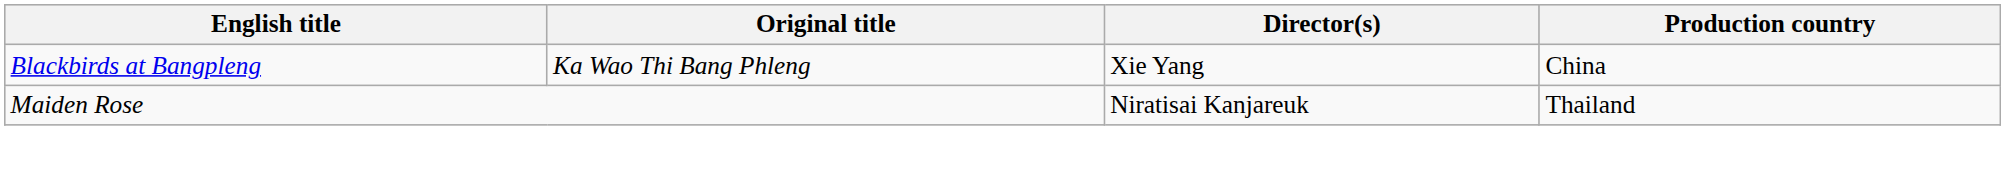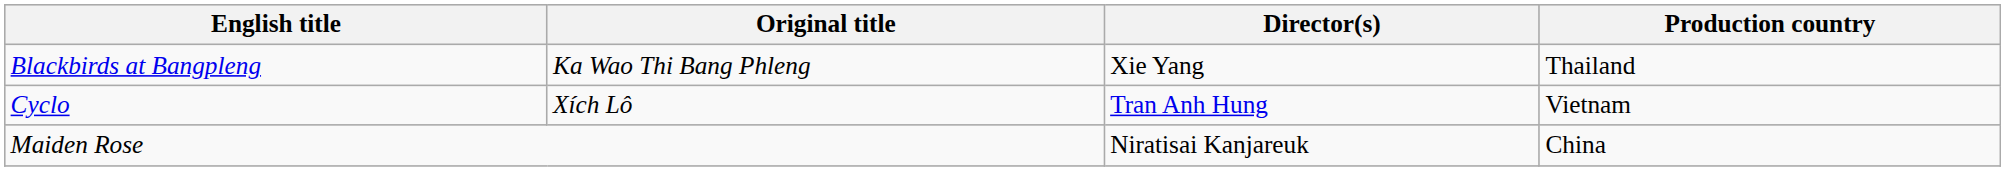(1576, 64) China -> (1590, 64) Thailand
+ row: (40, 104)
(1590, 104) Thailand -> (1576, 144) China
